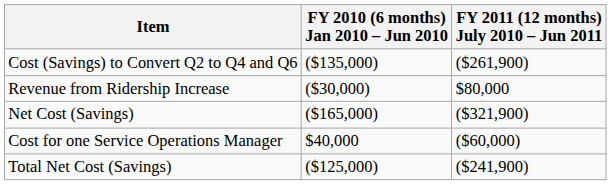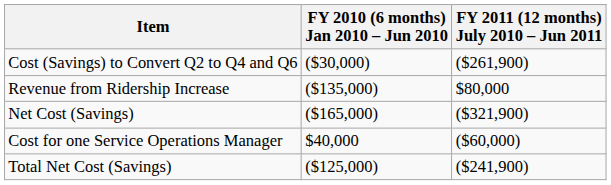(342, 62) ($135,000) -> (337, 62) ($30,000)
(337, 88) ($30,000) -> (342, 88) ($135,000)
